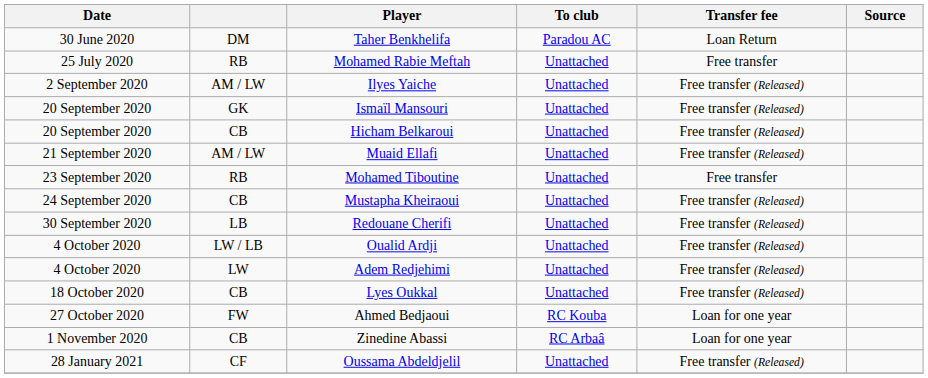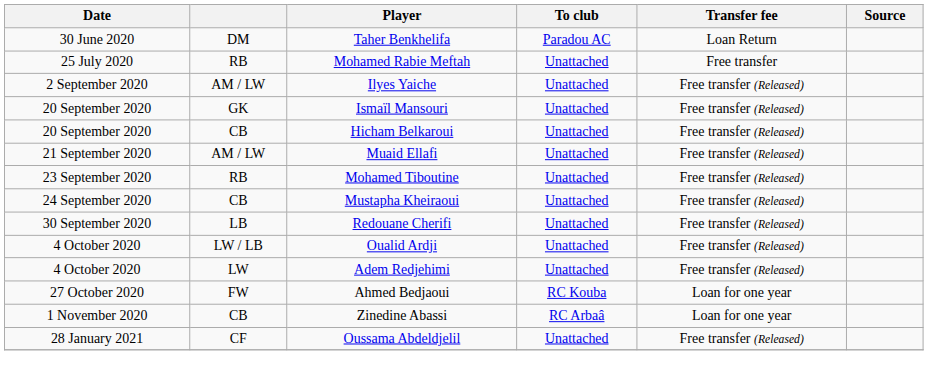(742, 177) Free transfer -> (742, 177) Free transfer (Released)
- row: (402, 292)
